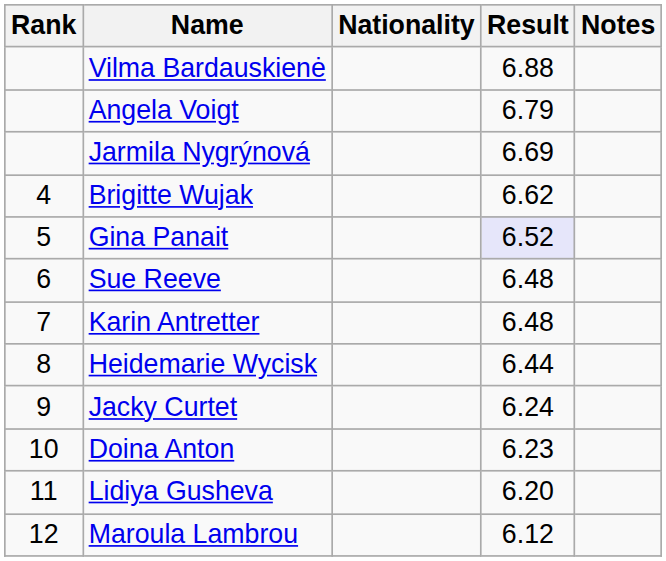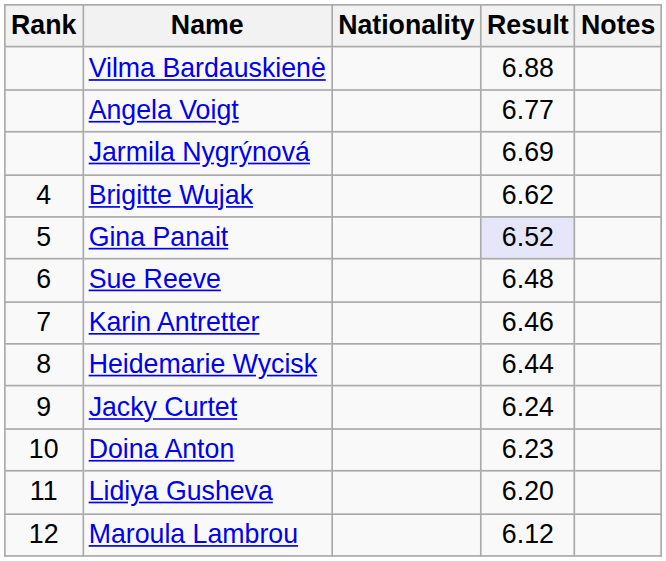(528, 110) 6.79 -> (528, 110) 6.77
(528, 322) 6.48 -> (528, 322) 6.46
